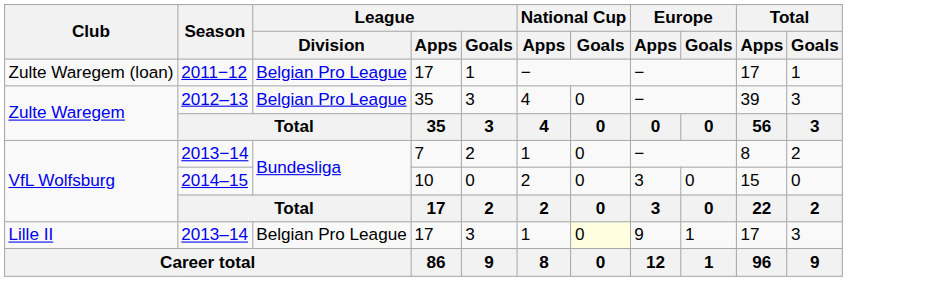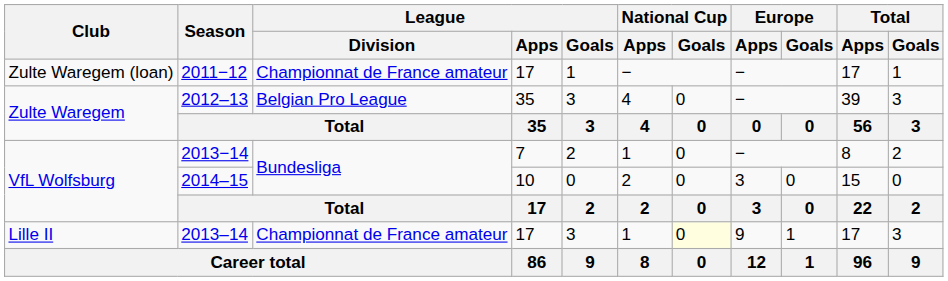(332, 72) Belgian Pro League -> (382, 72) Championnat de France amateur
(332, 235) Belgian Pro League -> (382, 235) Championnat de France amateur
